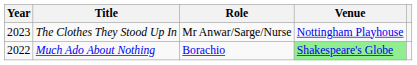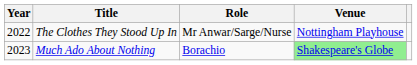(19, 32) 2023 -> (19, 32) 2022
(19, 50) 2022 -> (19, 50) 2023
